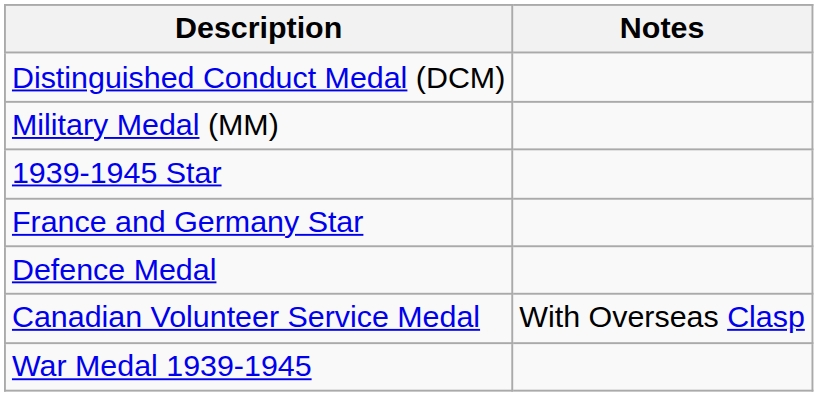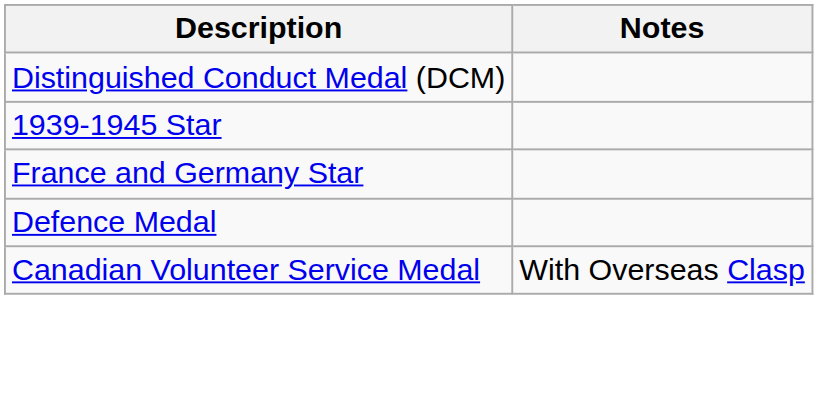- row: (145, 125)
- row: (162, 366)
